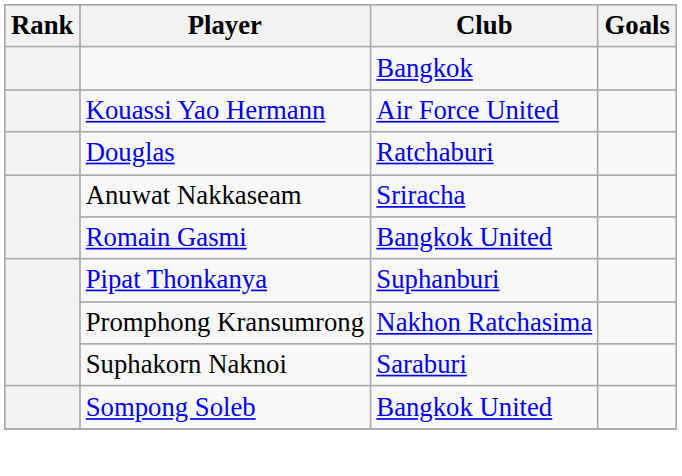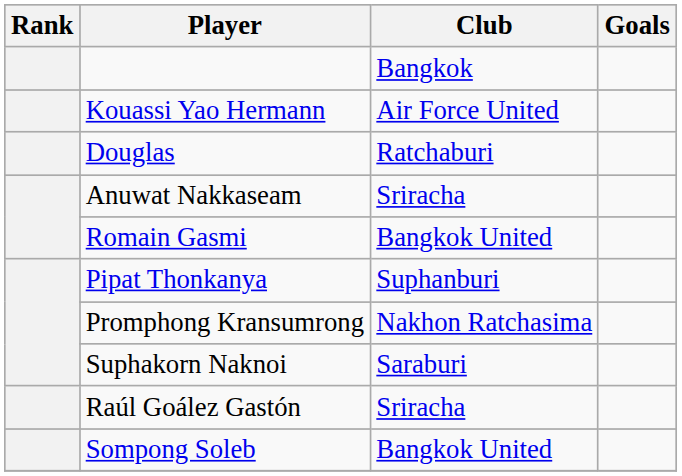+ row: (193, 407)
